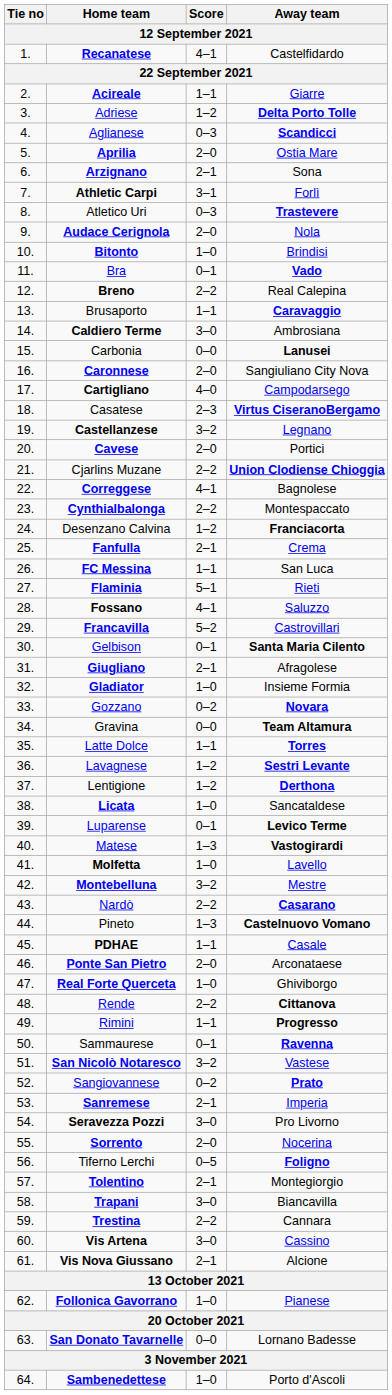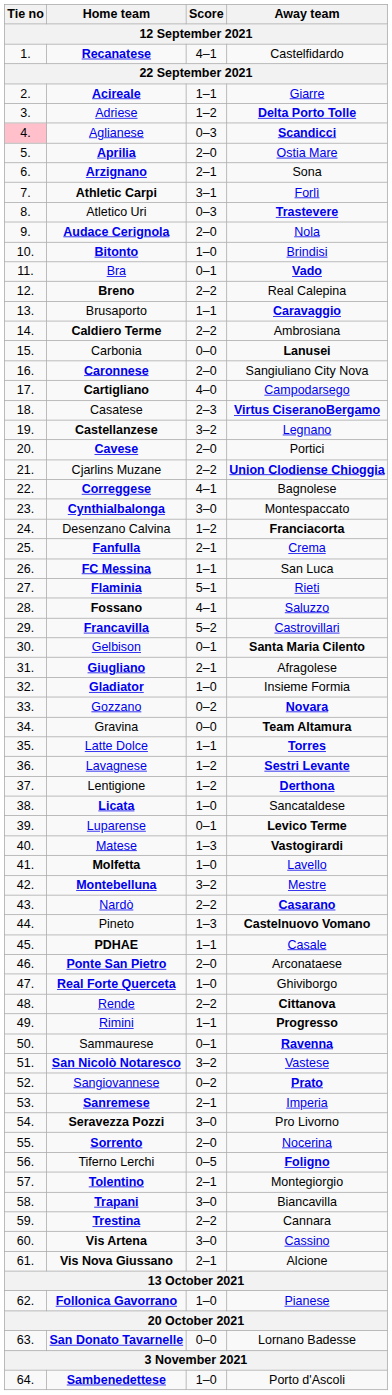(26, 133) no background -> (26, 133) pink background
(206, 331) 3–0 -> (206, 331) 2–2
(206, 509) 2–2 -> (206, 509) 3–0
